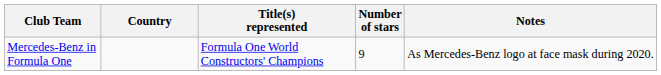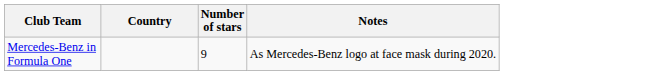- column: (277, 20)
